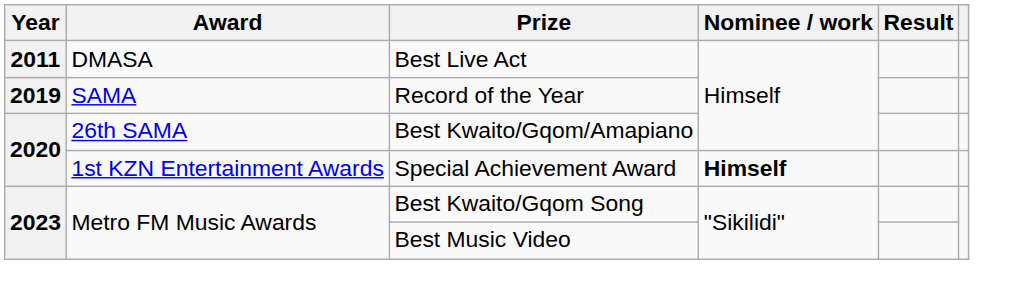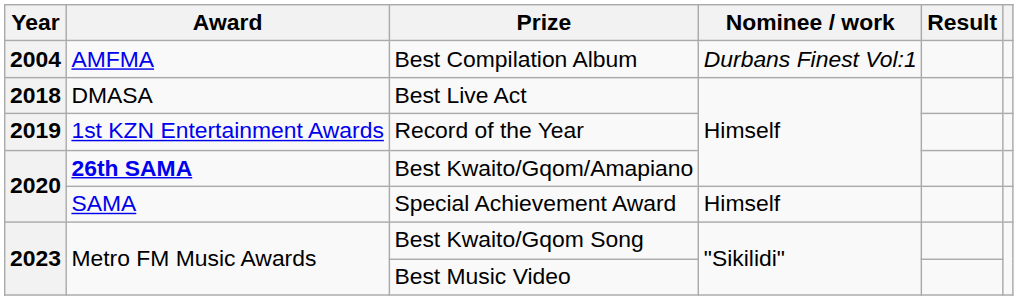+ row: (516, 58)
(35, 58) 2011 -> (35, 95) 2018
(104, 95) SAMA -> (228, 131) 1st KZN Entertainment Awards
(129, 131) normal -> (132, 167) bold
(228, 167) 1st KZN Entertainment Awards -> (104, 204) SAMA
(745, 167) bold -> (742, 204) normal
